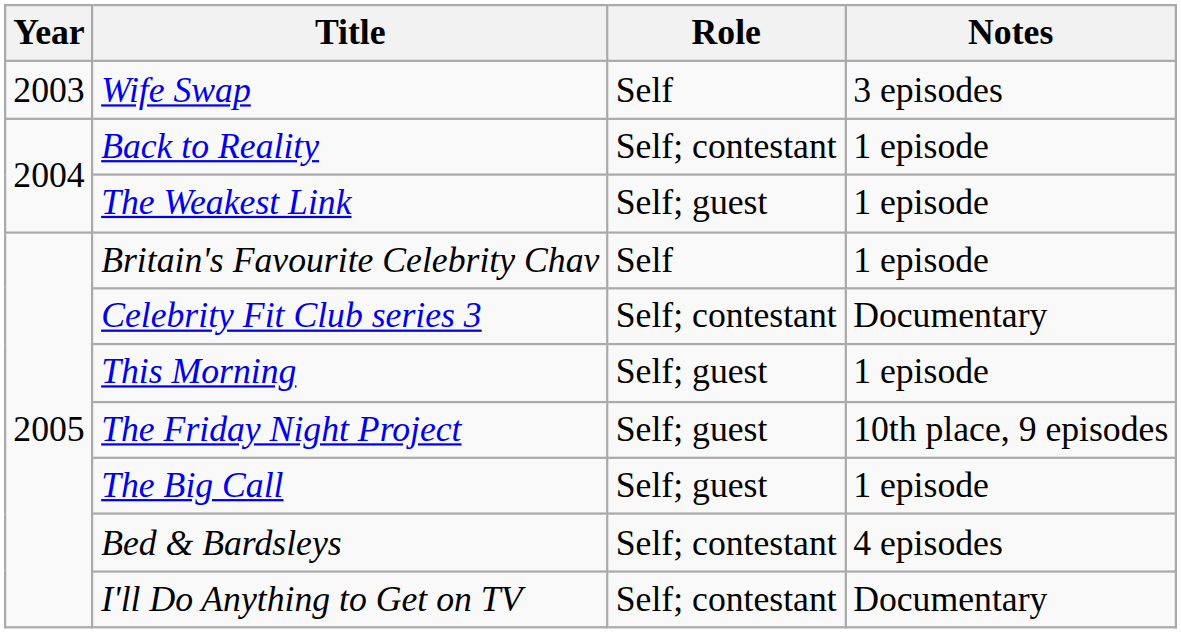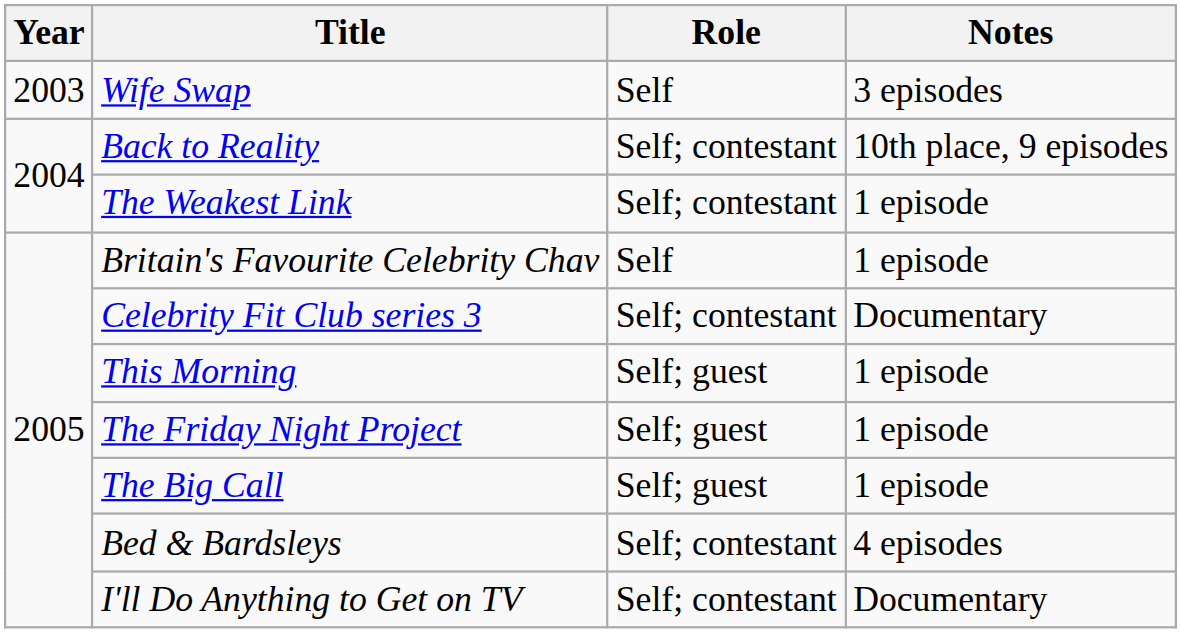(921, 145) 1 episode -> (1011, 145) 10th place, 9 episodes
(692, 202) Self; guest -> (726, 202) Self; contestant
(1011, 428) 10th place, 9 episodes -> (921, 428) 1 episode
